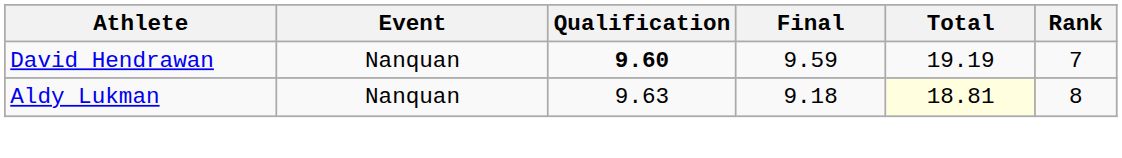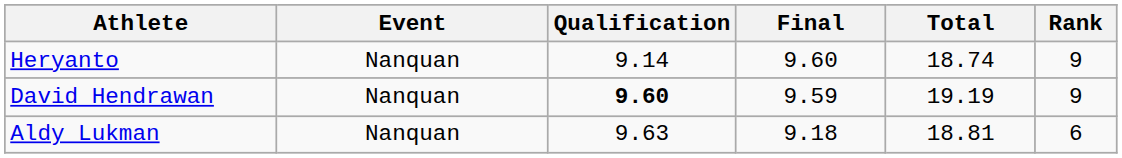+ row: (65, 60)
(1076, 60) 7 -> (1076, 97) 9
(961, 97) lightyellow background -> (961, 134) no background
(1076, 97) 8 -> (1076, 134) 6
